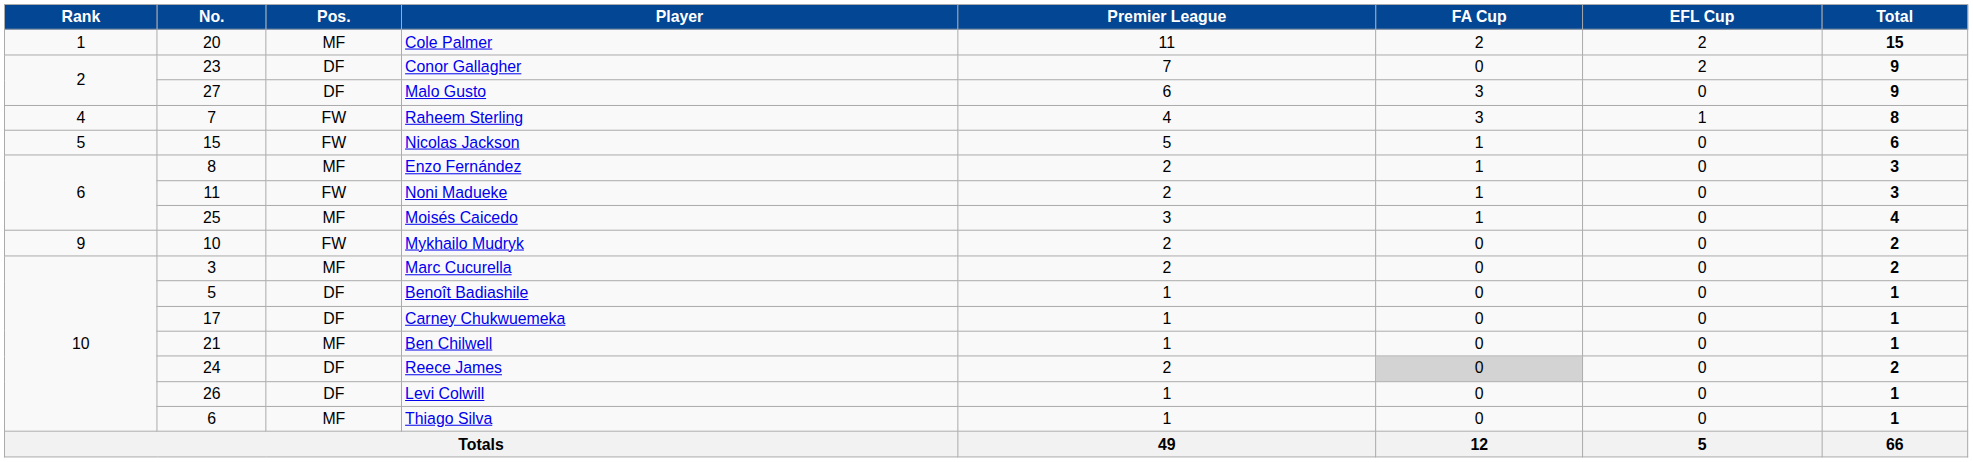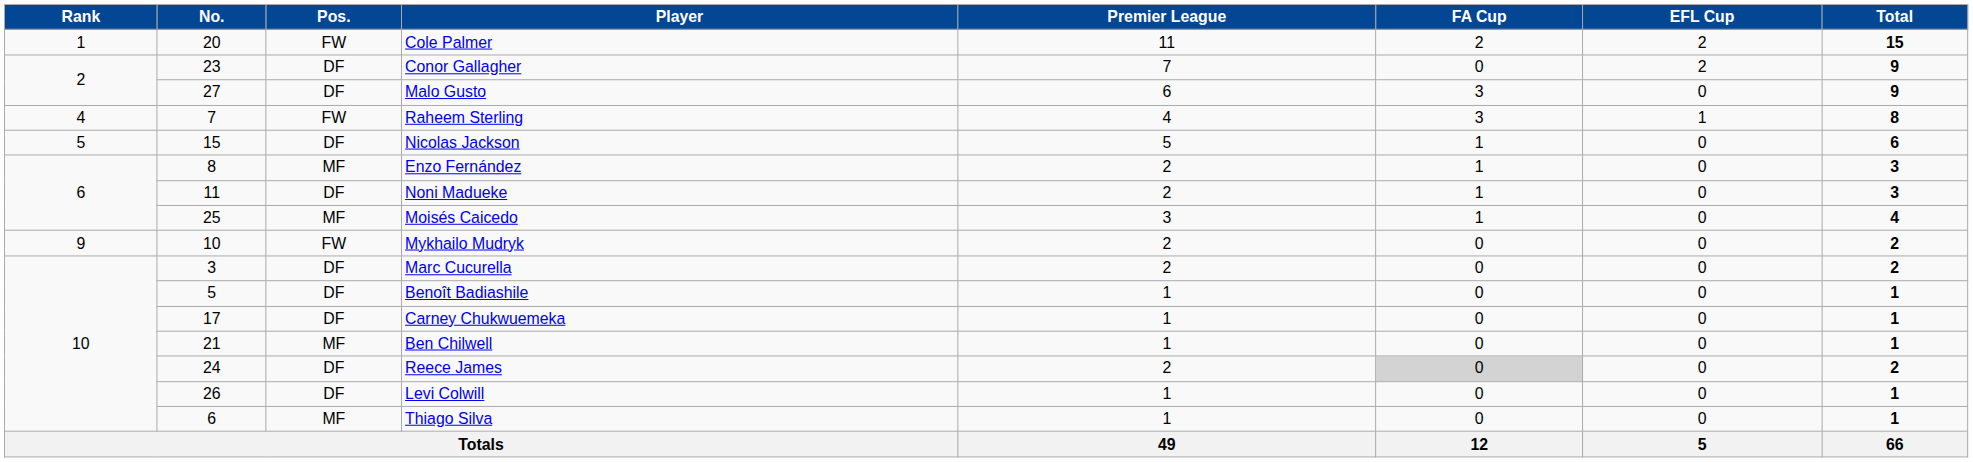(334, 42) MF -> (334, 42) FW
(334, 142) FW -> (334, 142) DF
(334, 192) FW -> (334, 192) DF
(334, 268) MF -> (334, 268) DF
